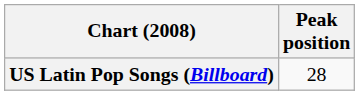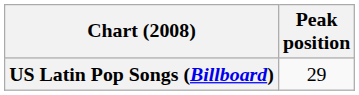(317, 74) 28 -> (317, 74) 29
